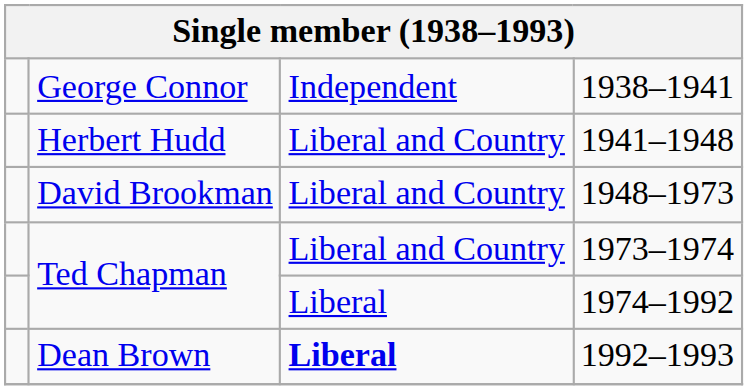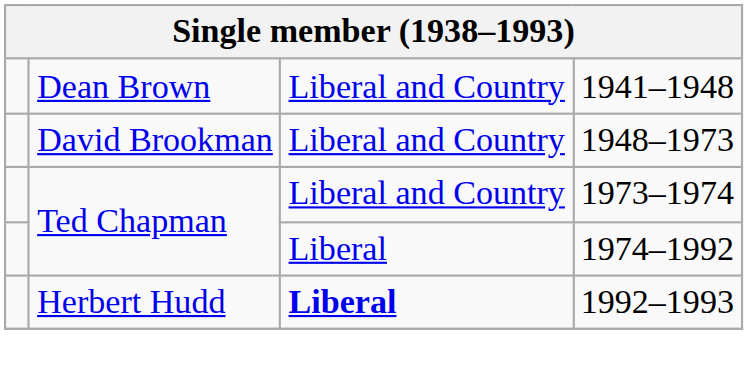- row: (657, 85)
(131, 139) Herbert Hudd -> (124, 85) Dean Brown
(124, 355) Dean Brown -> (131, 301) Herbert Hudd
